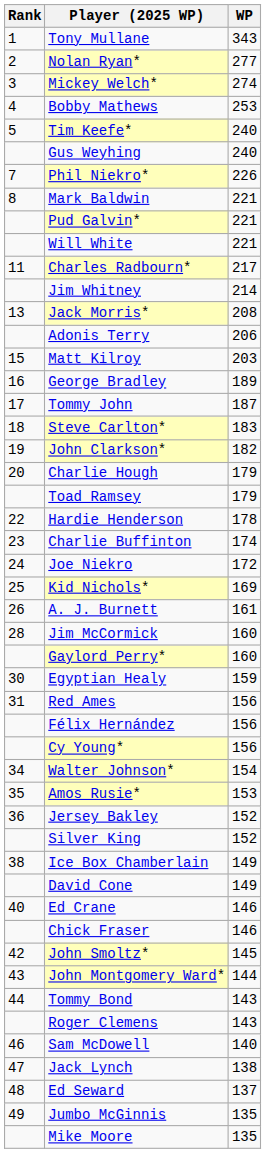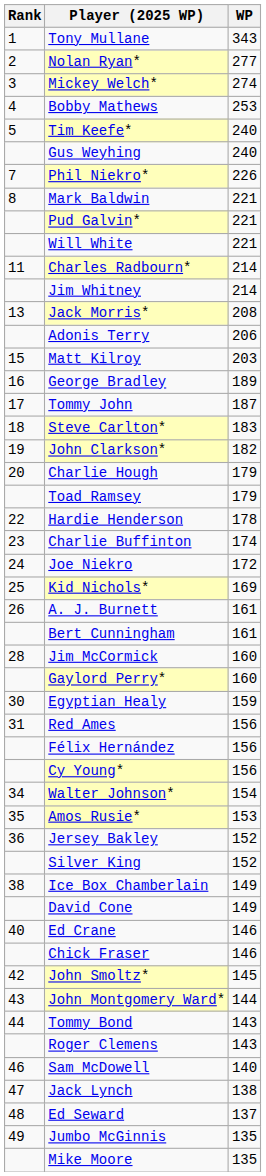(245, 268) 217 -> (245, 268) 214
+ row: (111, 634)
